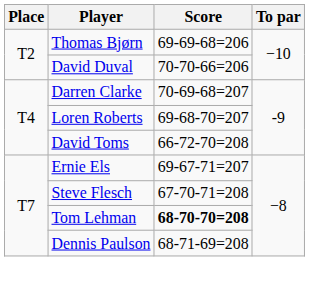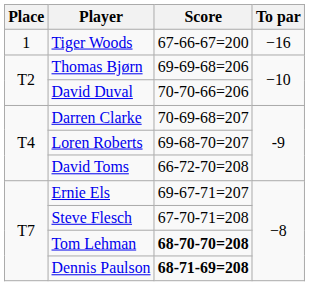+ row: (92, 42)
(203, 243) normal -> (203, 268) bold
